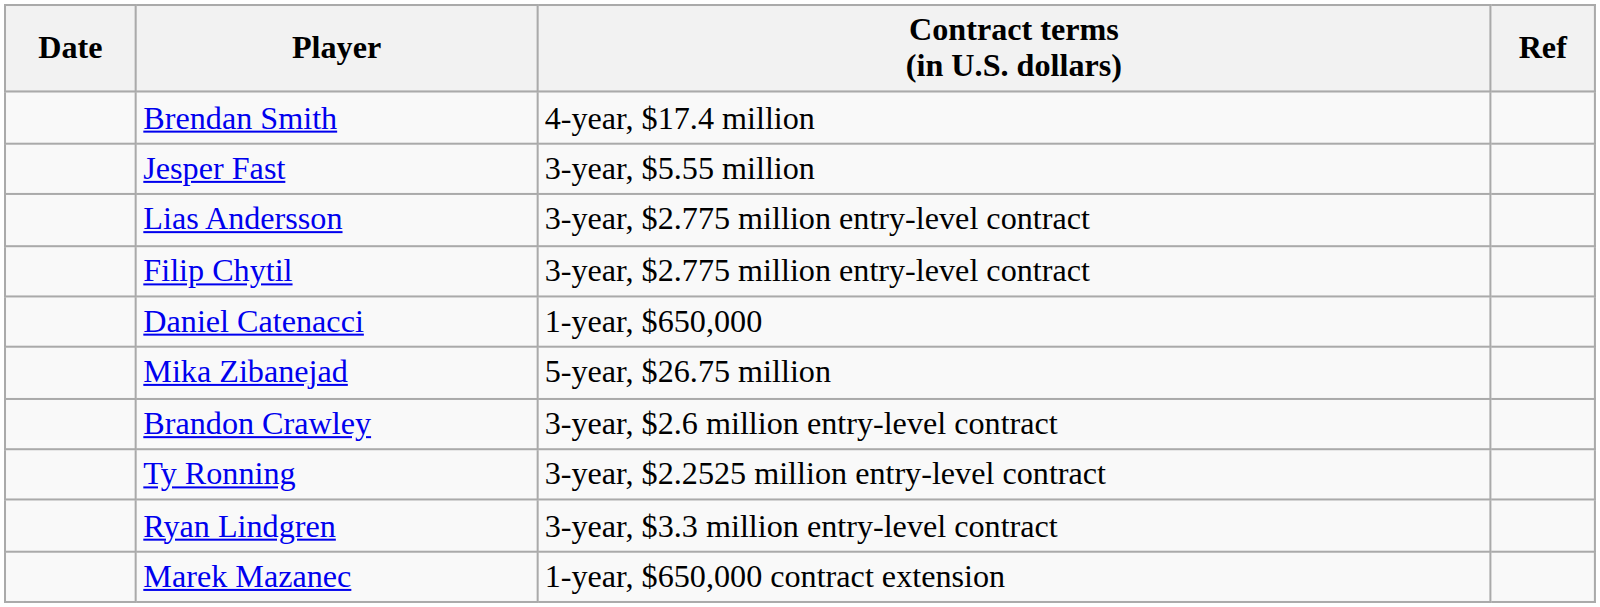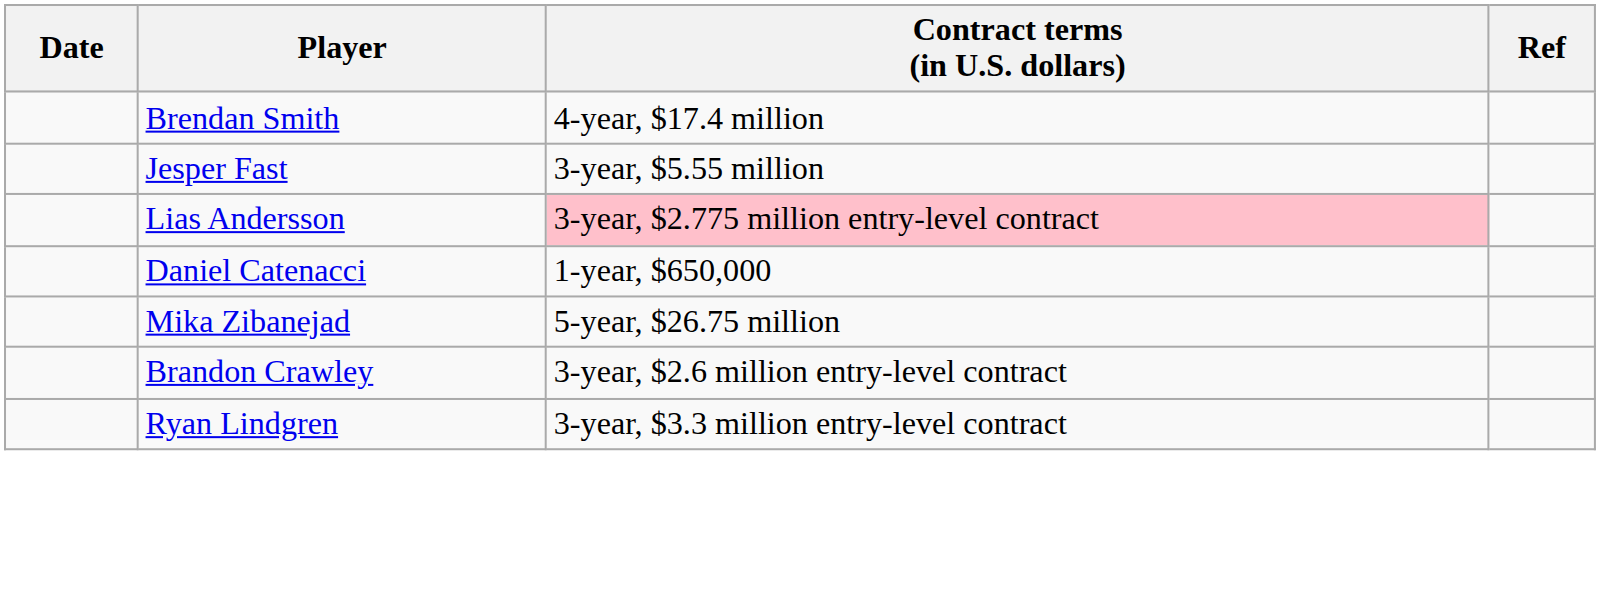(817, 219) no background -> (826, 219) pink background
- row: (218, 270)
- row: (219, 474)
- row: (247, 576)
